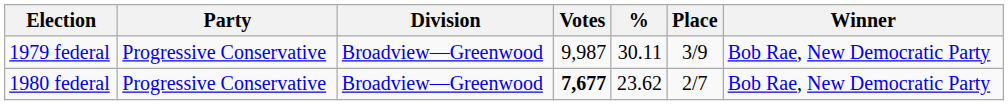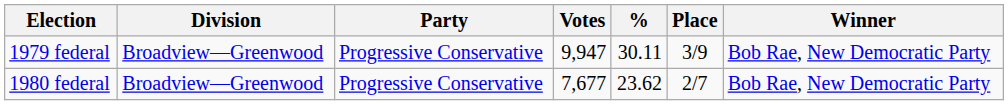columns swapped: (446, 20) <-> (227, 20)
(584, 52) 9,987 -> (584, 52) 9,947
(584, 83) bold -> (584, 83) normal
